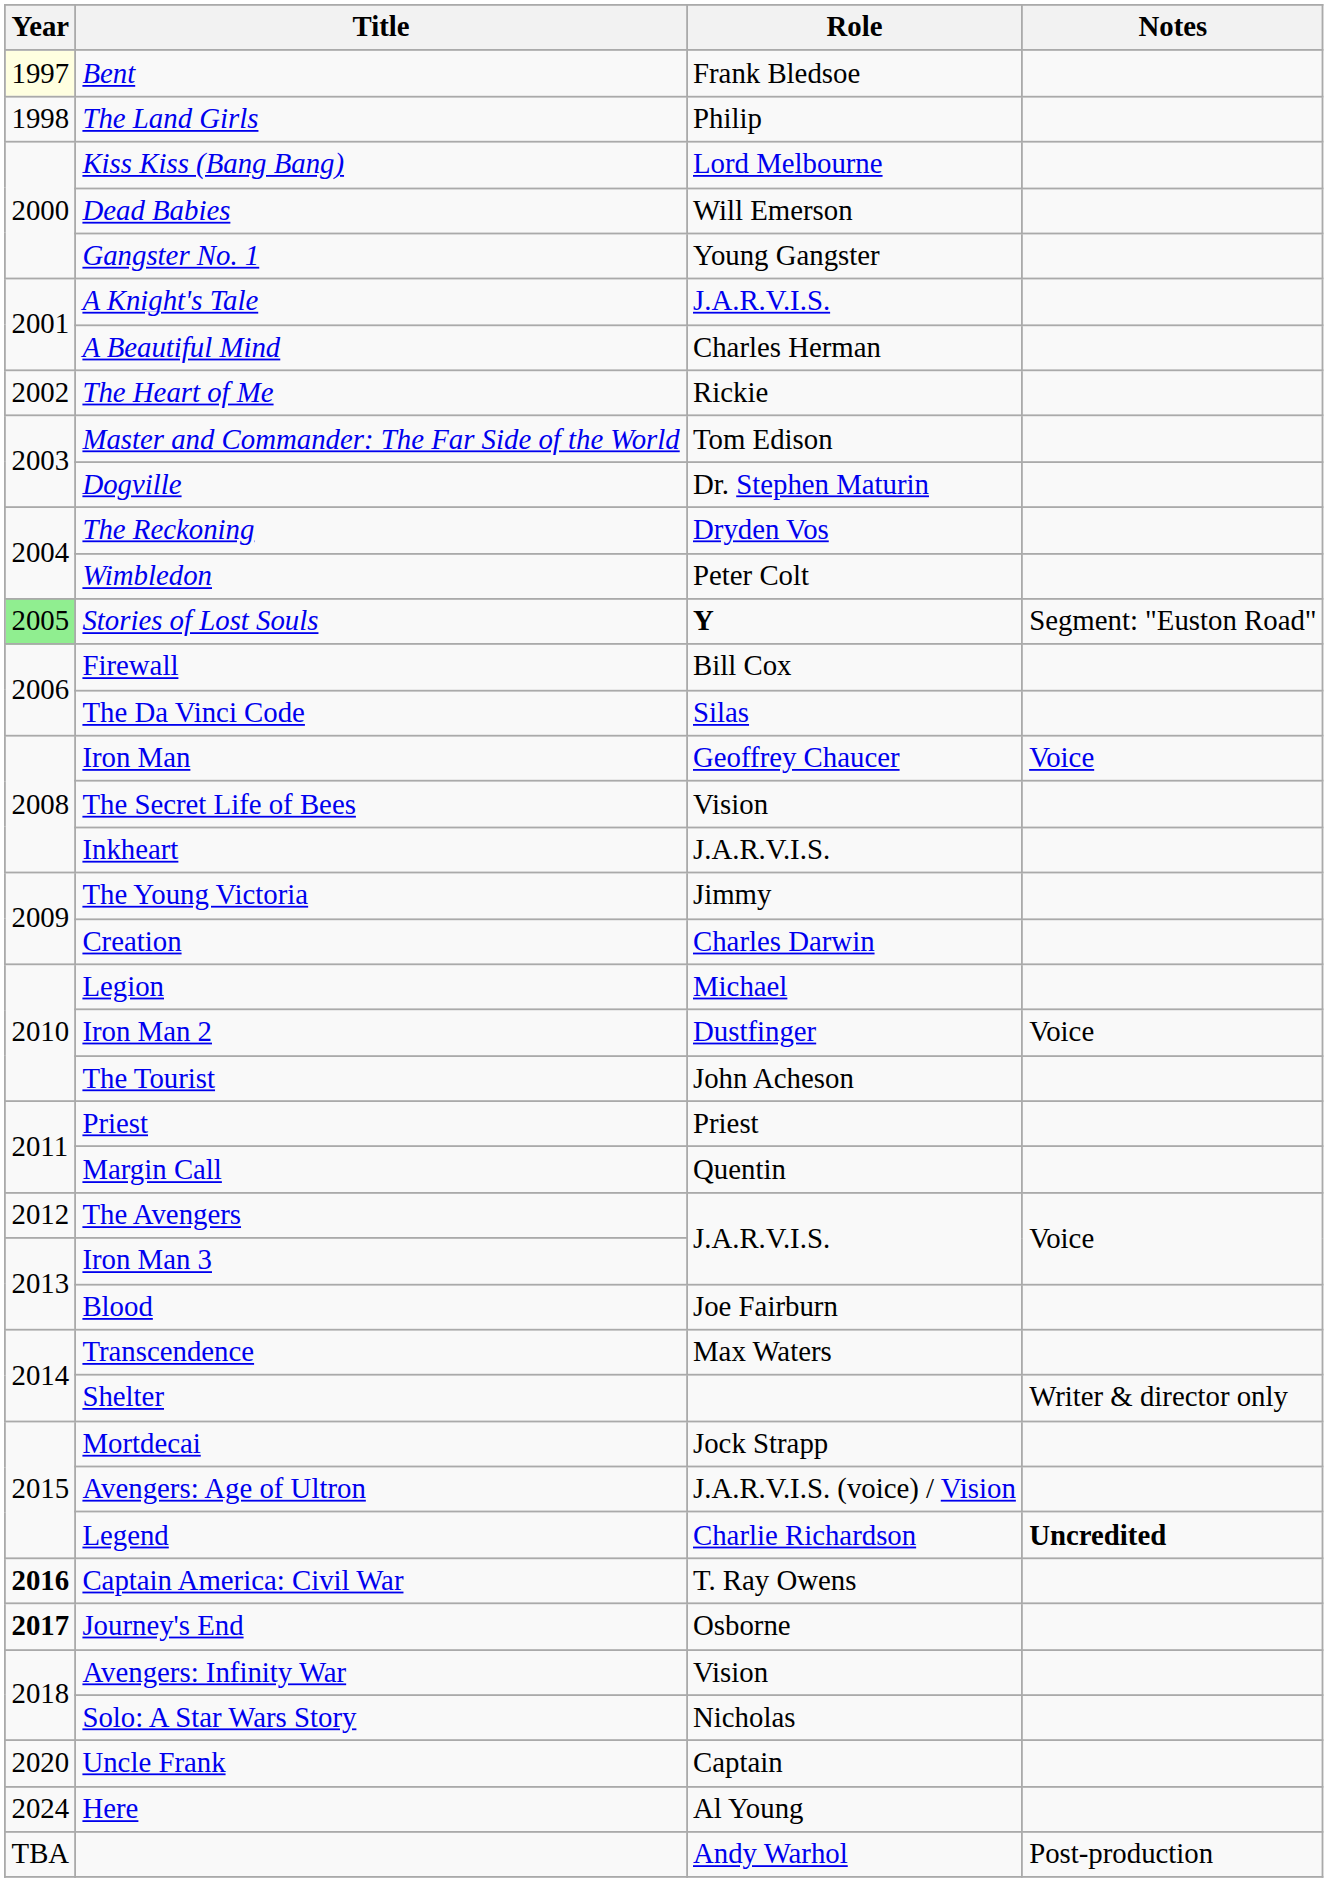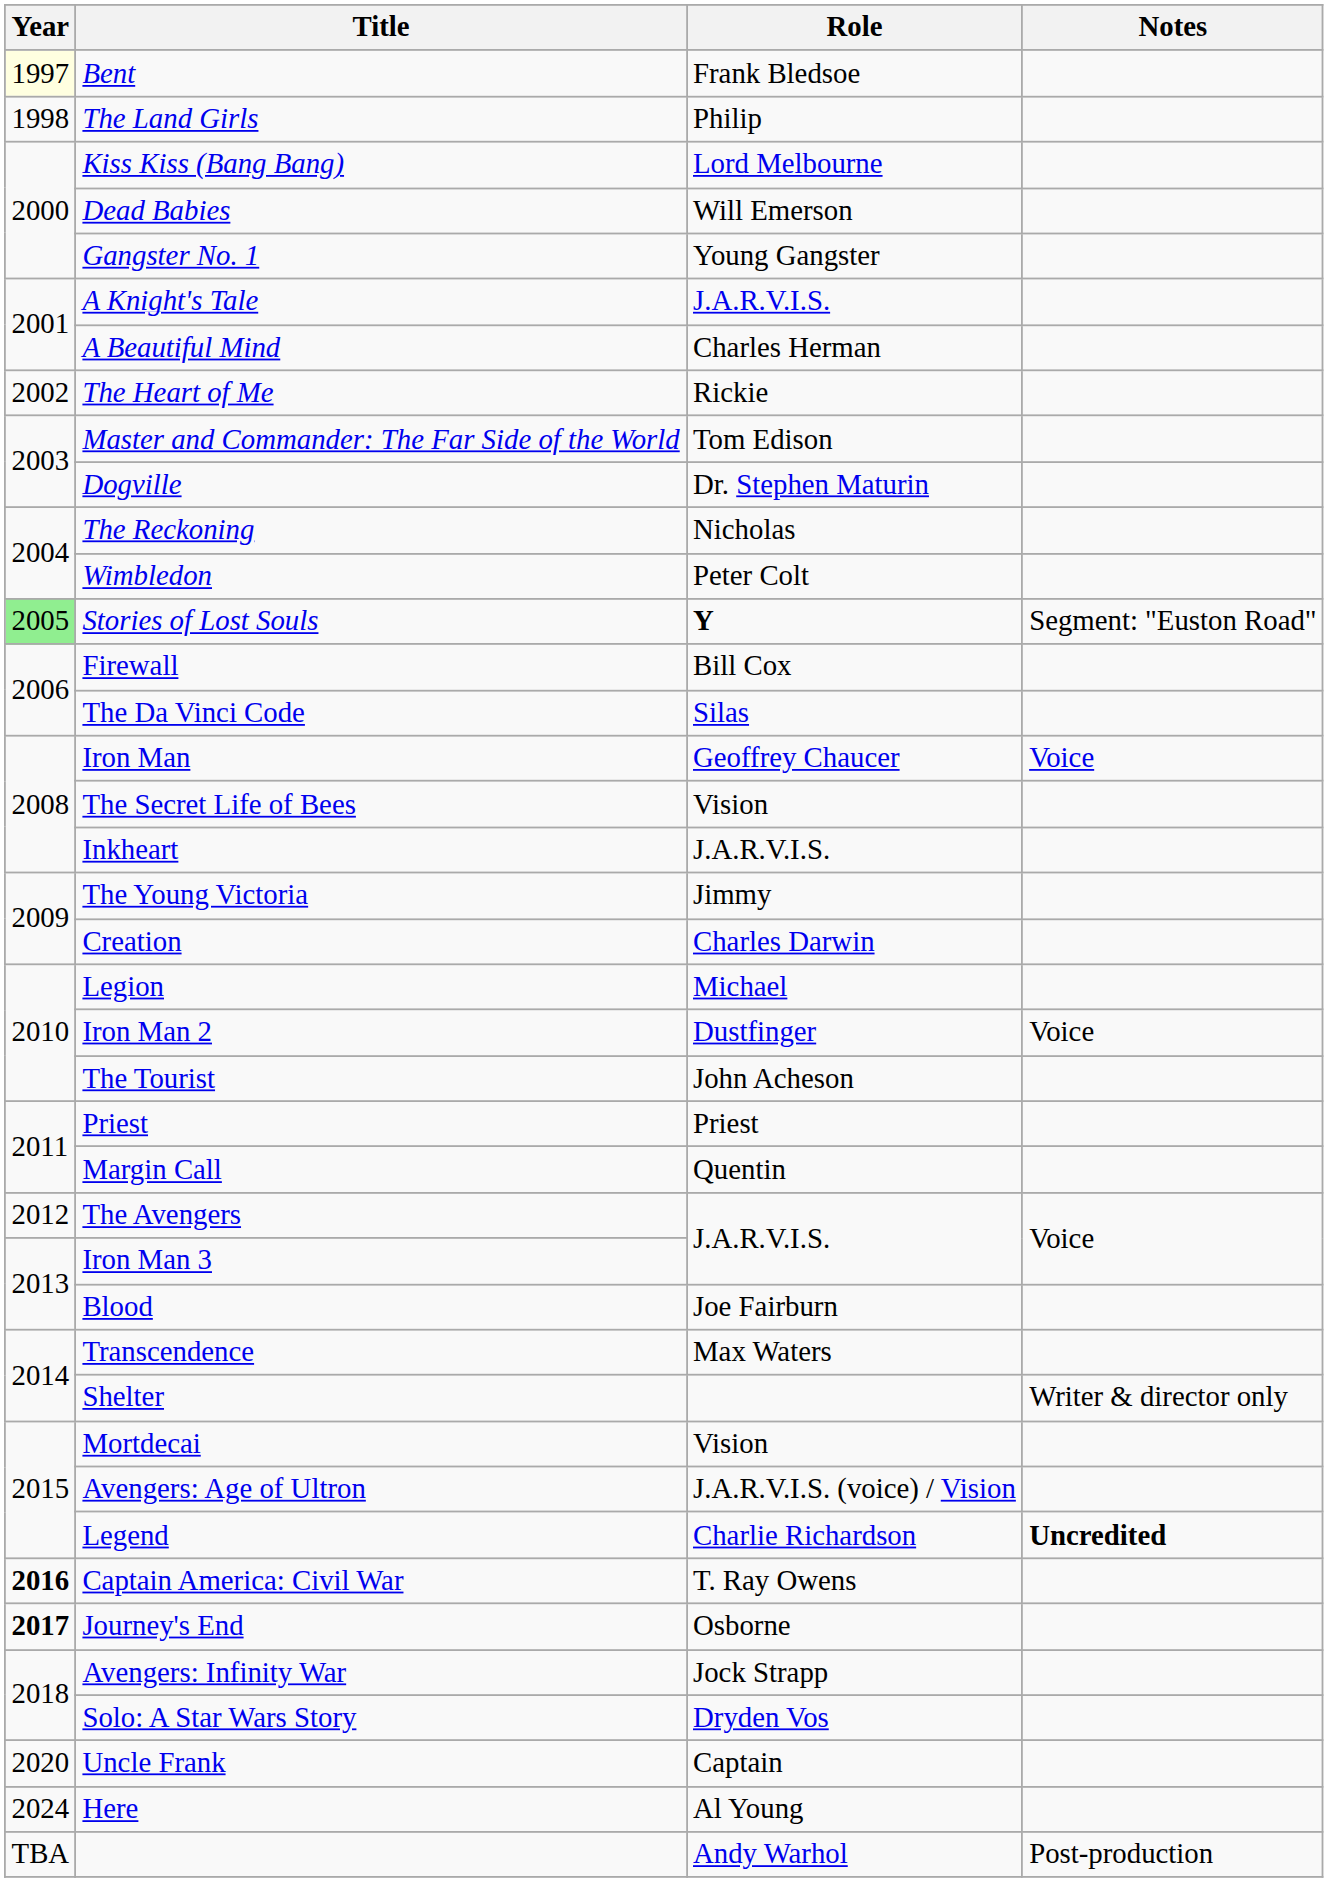(761, 529) Dryden Vos -> (744, 529) Nicholas
(761, 1443) Jock Strapp -> (731, 1443) Vision
(731, 1671) Vision -> (761, 1671) Jock Strapp
(744, 1717) Nicholas -> (761, 1717) Dryden Vos
